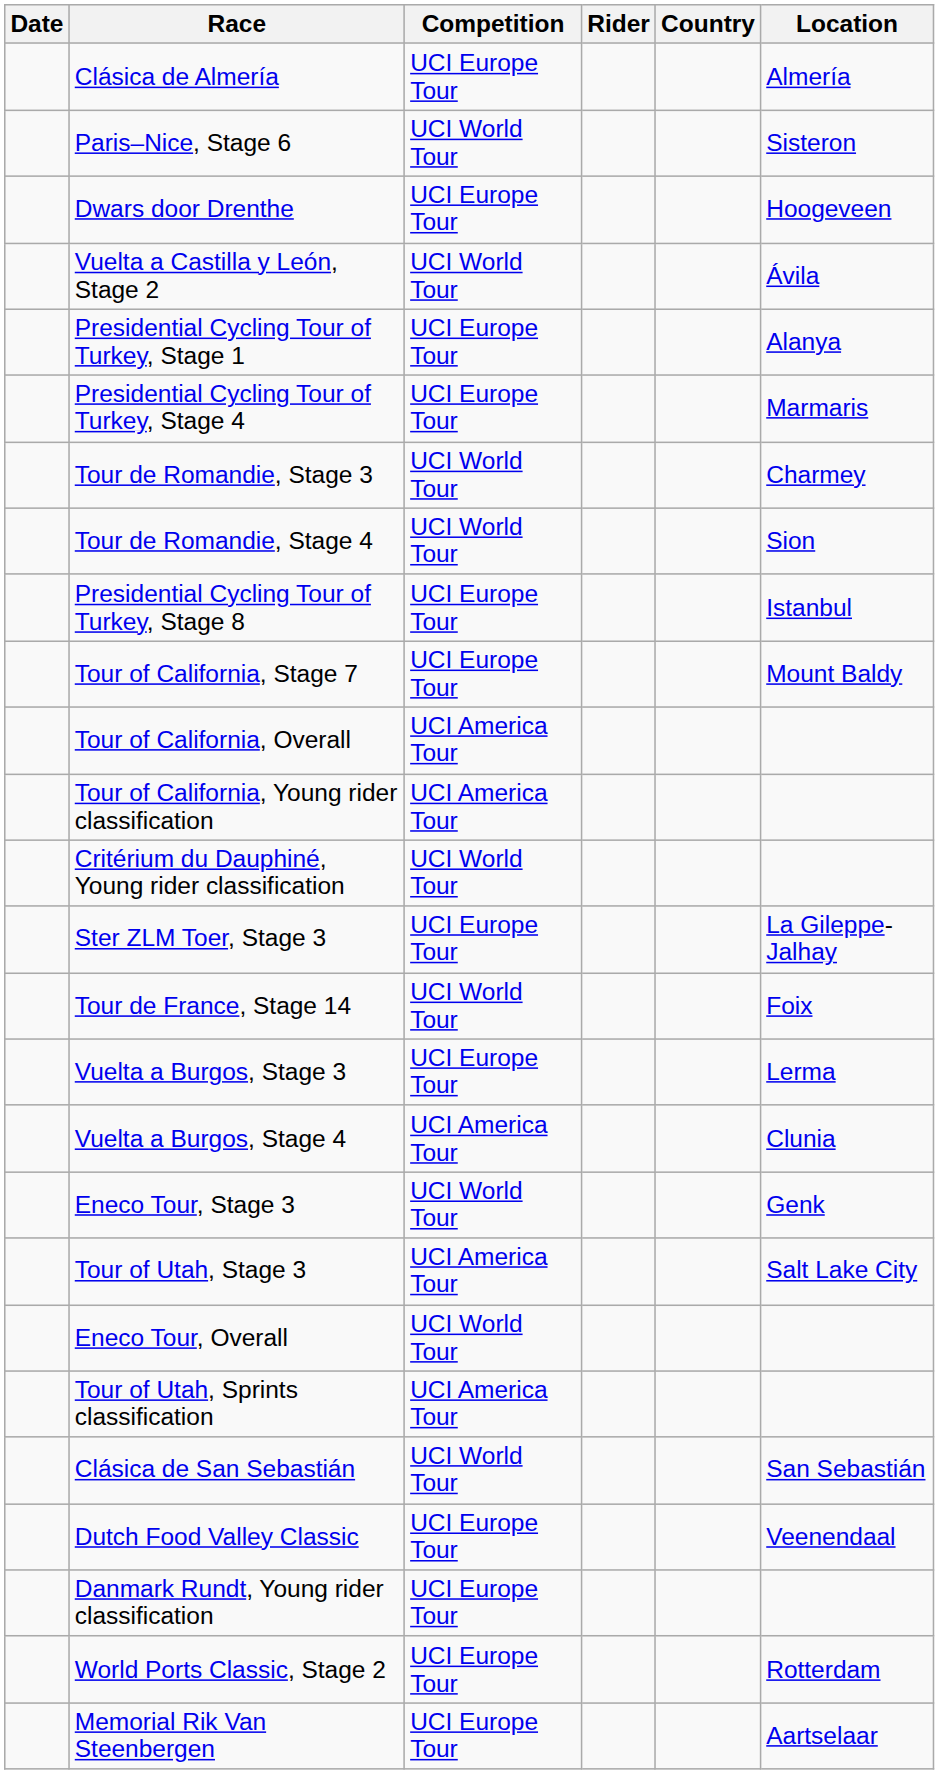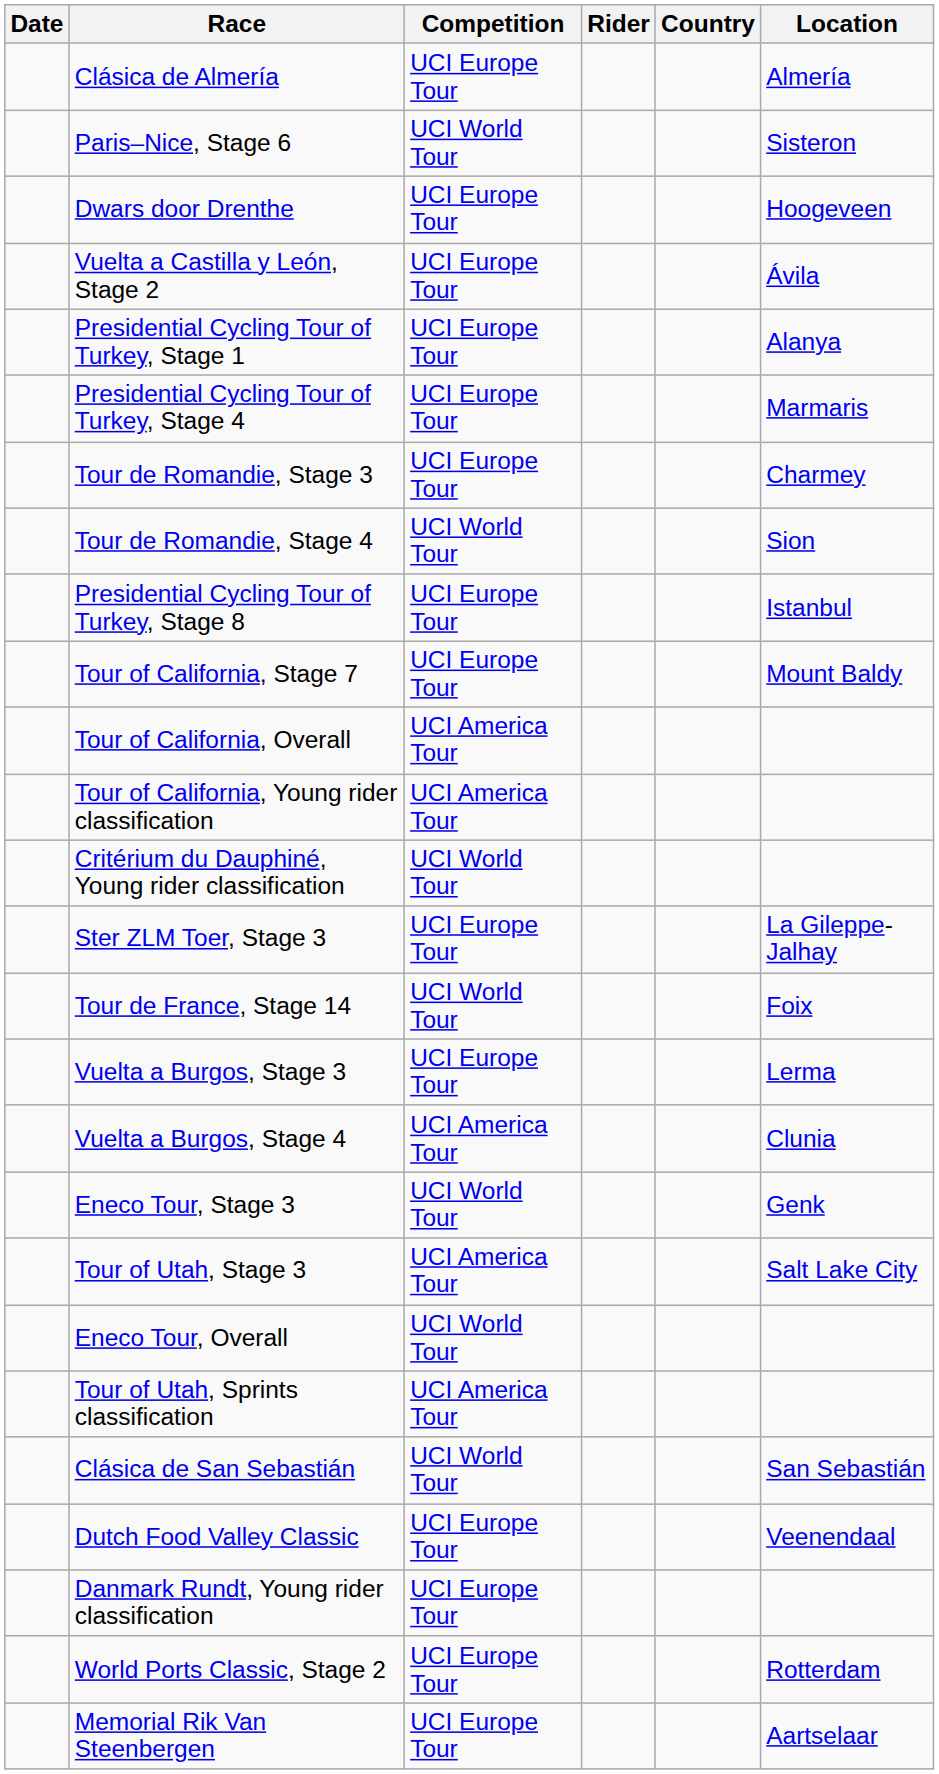(466, 275) UCI World Tour -> (474, 275) UCI Europe Tour
(466, 474) UCI World Tour -> (474, 474) UCI Europe Tour
